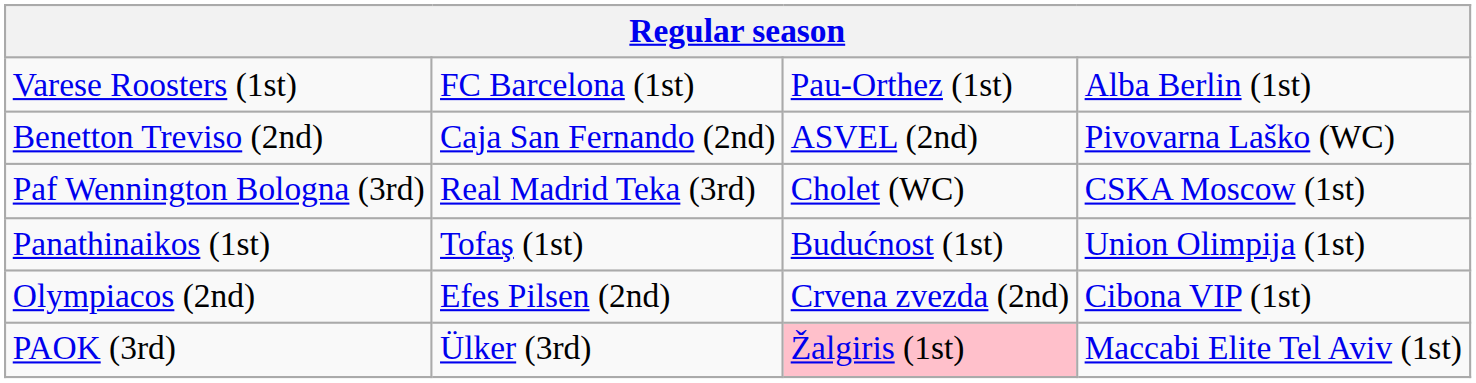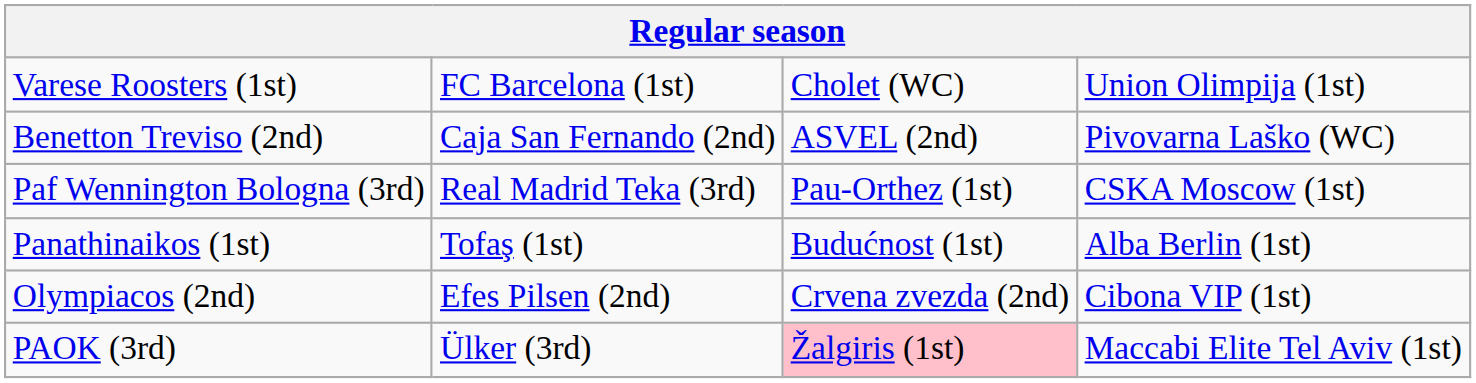(902, 84) Pau-Orthez (1st) -> (878, 84) Cholet (WC)
(1198, 84) Alba Berlin (1st) -> (1225, 84) Union Olimpija (1st)
(878, 190) Cholet (WC) -> (902, 190) Pau-Orthez (1st)
(1225, 243) Union Olimpija (1st) -> (1198, 243) Alba Berlin (1st)
